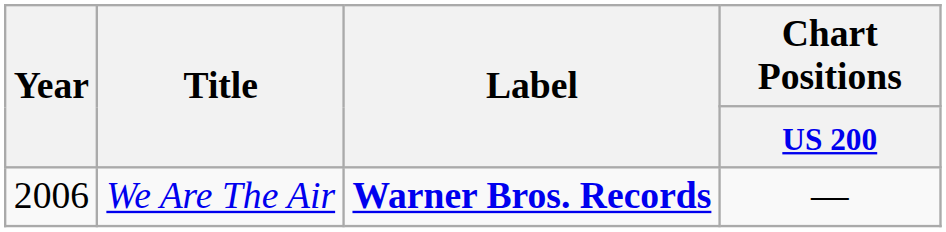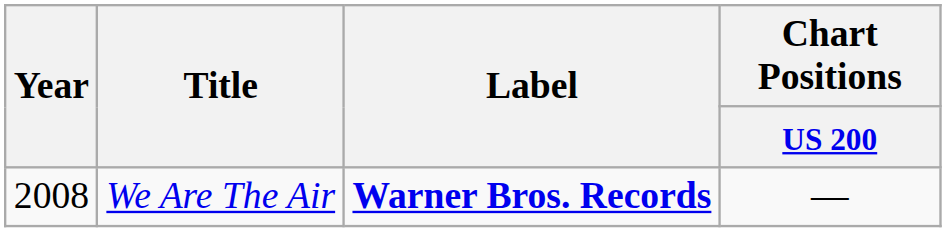(51, 195) 2006 -> (51, 195) 2008
